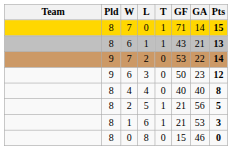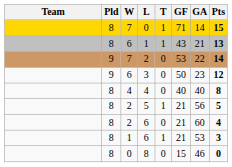+ row: (129, 122)
